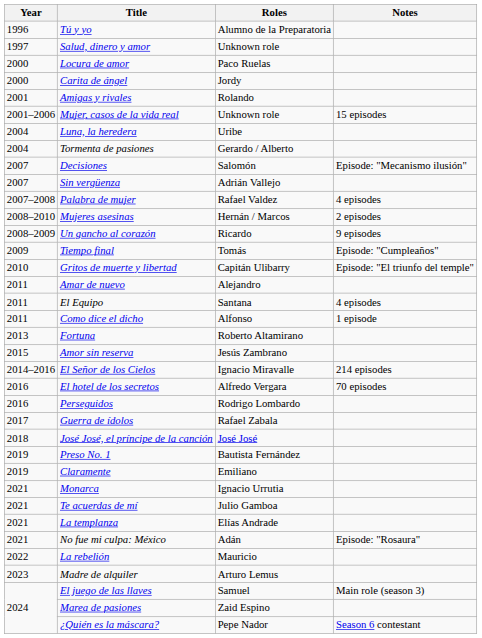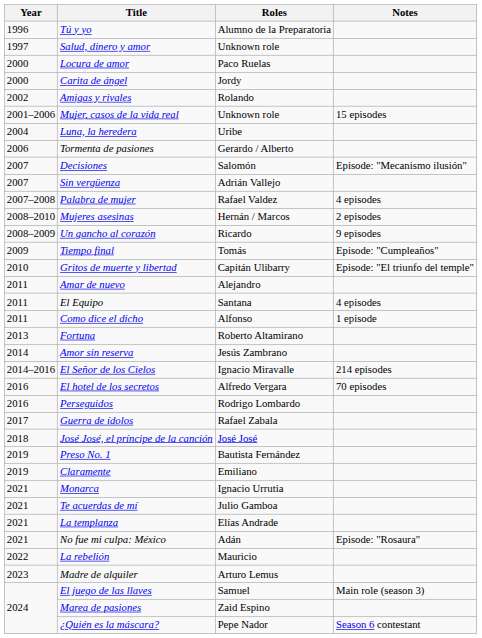(18, 98) 2001 -> (18, 98) 2002
(18, 149) 2004 -> (18, 149) 2006
(18, 353) 2015 -> (18, 353) 2014
